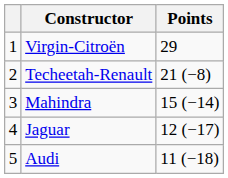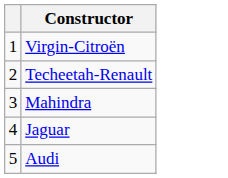- column: (190, 18)
